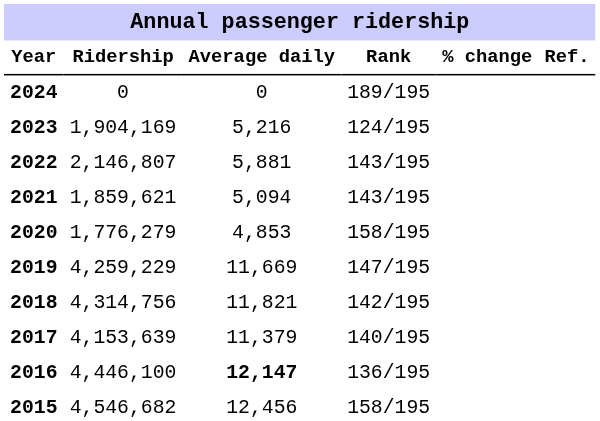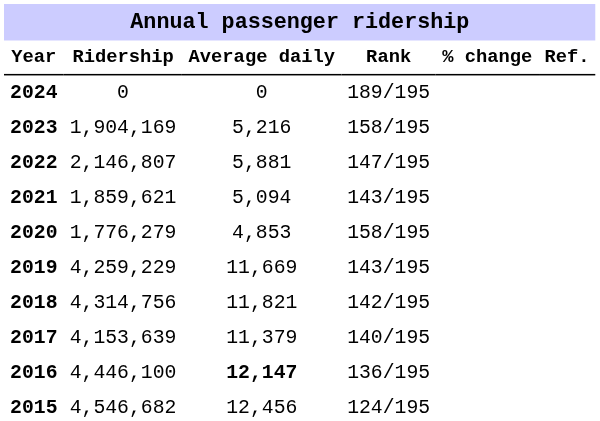(389, 128) 124/195 -> (389, 128) 158/195
(389, 163) 143/195 -> (389, 163) 147/195
(389, 268) 147/195 -> (389, 268) 143/195
(389, 408) 158/195 -> (389, 408) 124/195
